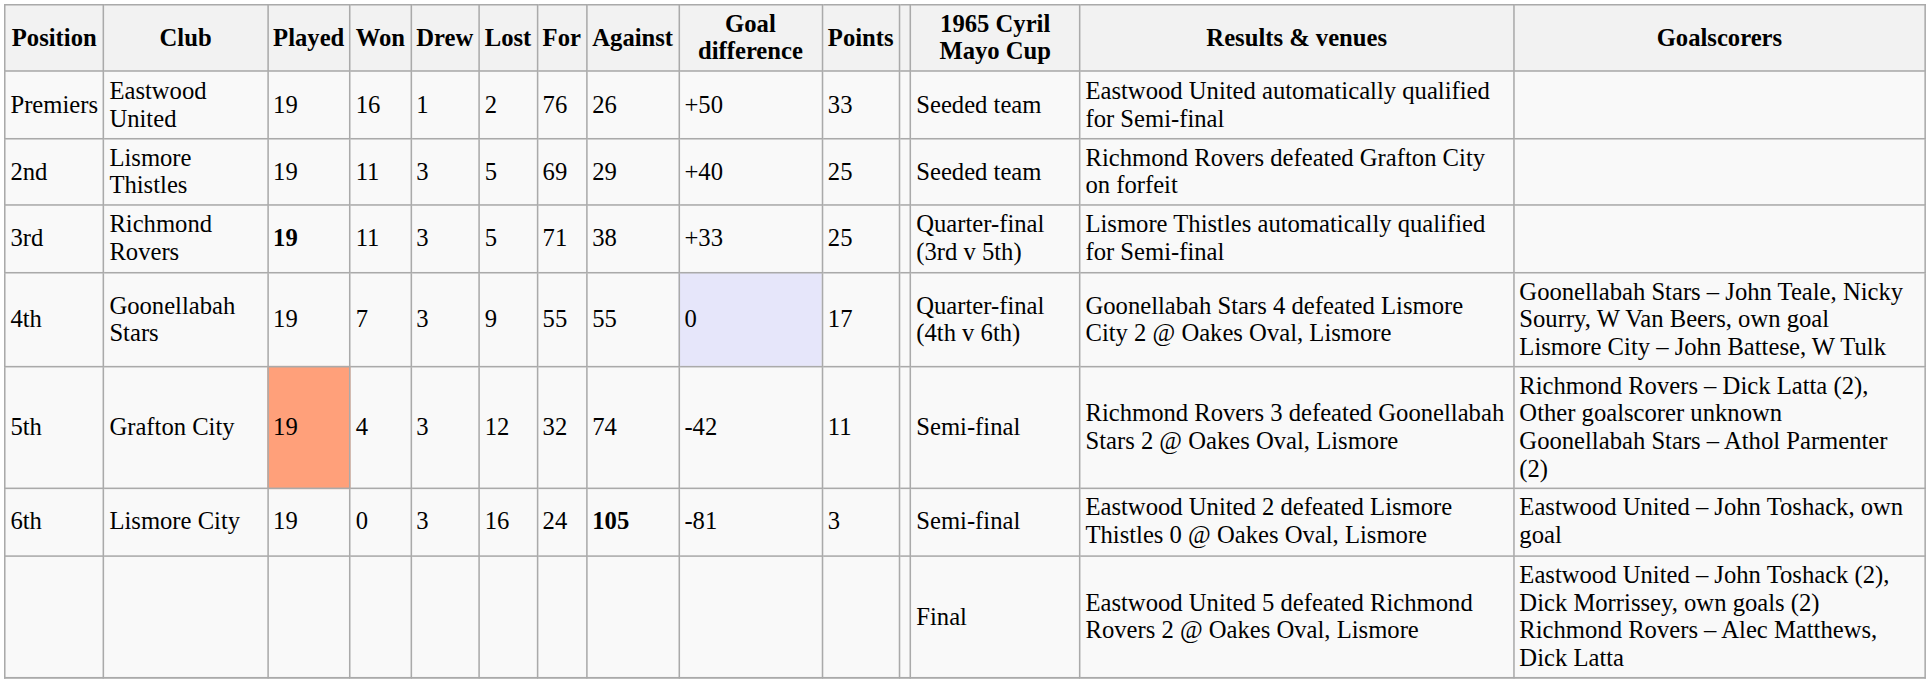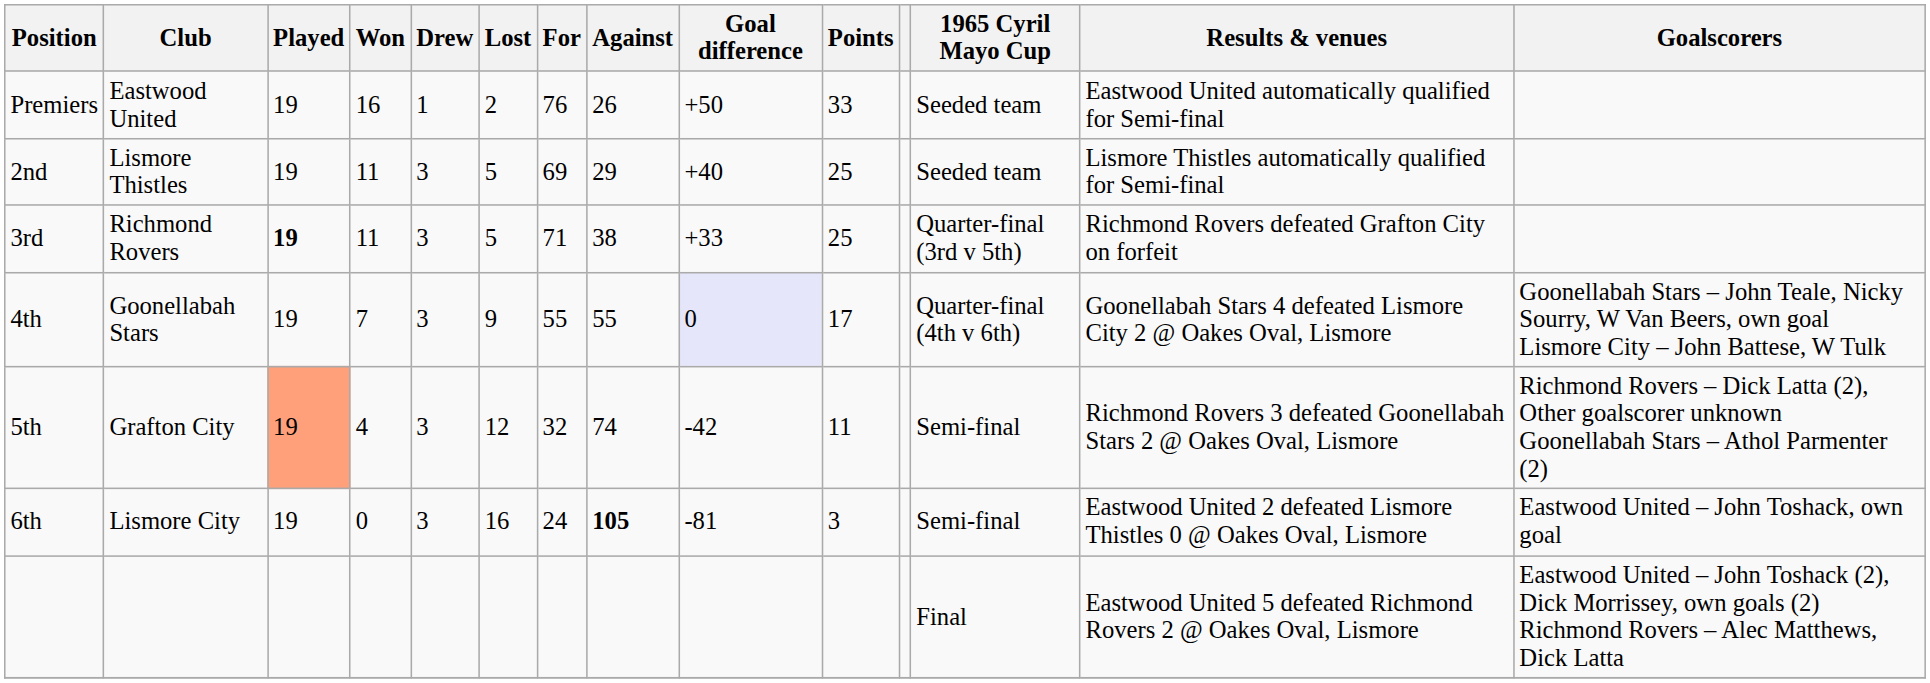(1285, 171) Richmond Rovers defeated Grafton City on forfeit -> (1285, 171) Lismore Thistles automatically qualified for Semi-final
(1285, 238) Lismore Thistles automatically qualified for Semi-final -> (1285, 238) Richmond Rovers defeated Grafton City on forfeit
